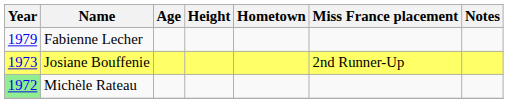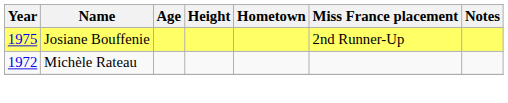- row: (93, 39)
(23, 62) 1973 -> (23, 39) 1975
(23, 86) lightgreen background -> (23, 62) no background
